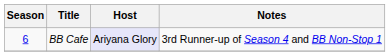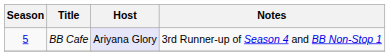(26, 39) 6 -> (26, 39) 5
